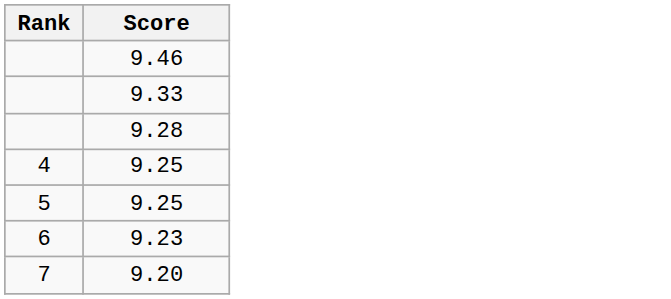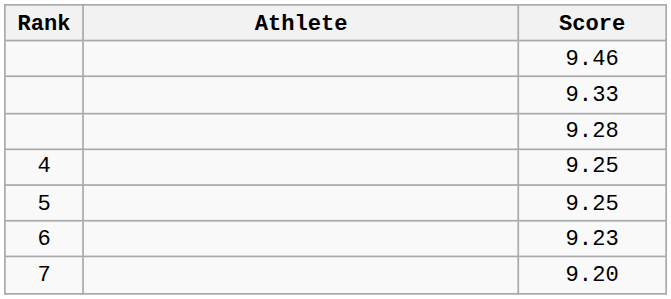+ column: (301, 23)
